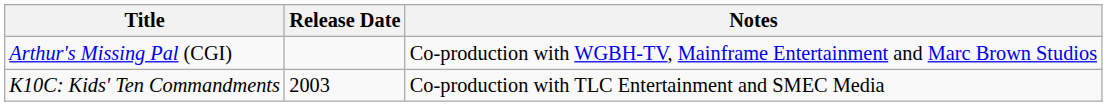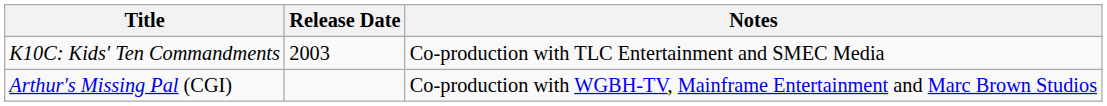rows swapped: (145, 85) <-> (121, 52)
